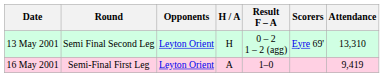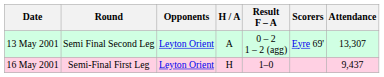(229, 44) H -> (229, 44) A
(352, 44) 13,310 -> (352, 44) 13,307
(229, 65) A -> (229, 65) H
(352, 65) 9,419 -> (352, 65) 9,437
